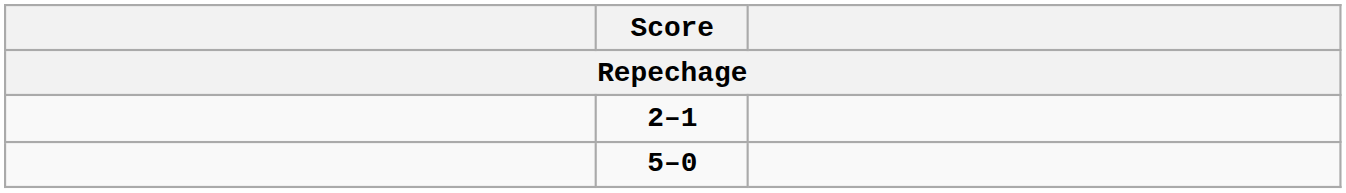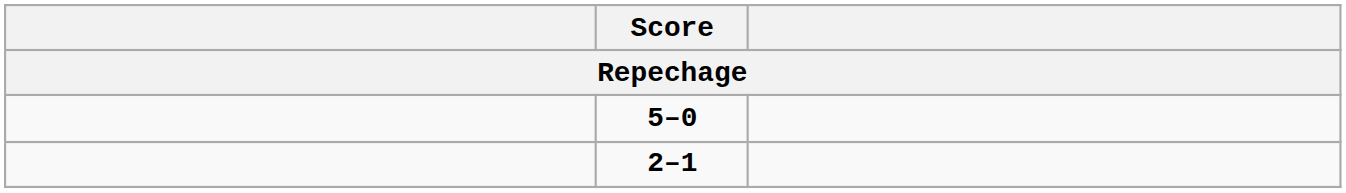rows swapped: (672, 164) <-> (672, 118)
